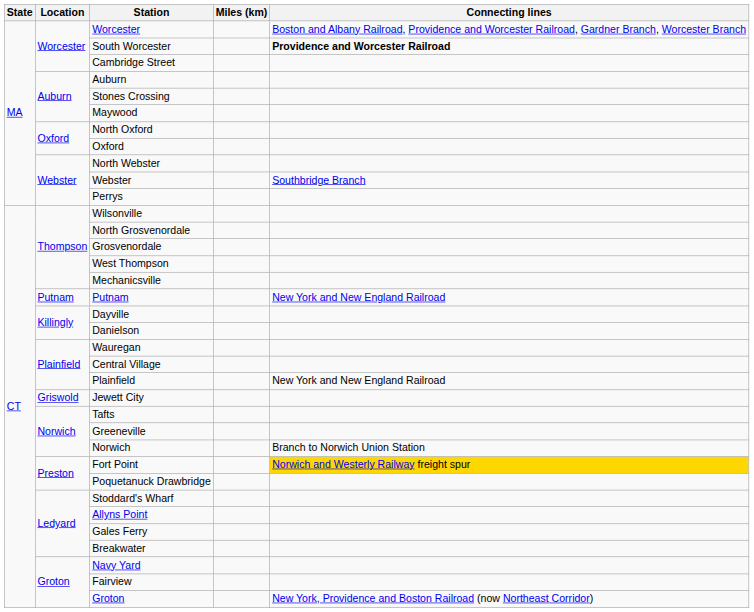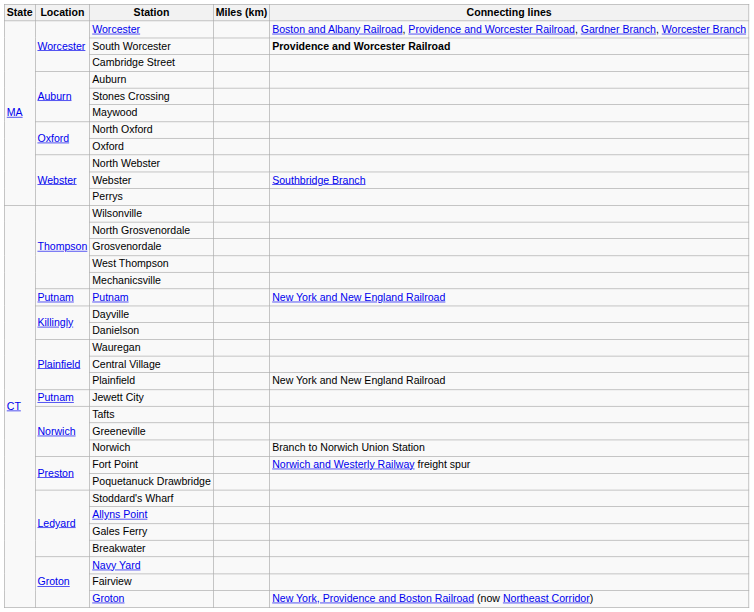(58, 398) Griswold -> (56, 398) Putnam
(371, 465) gold background -> (371, 465) no background
